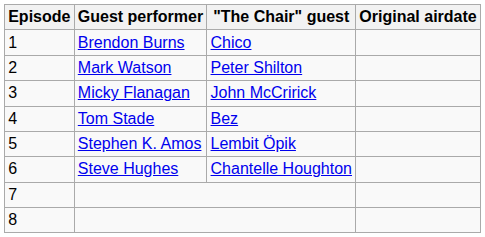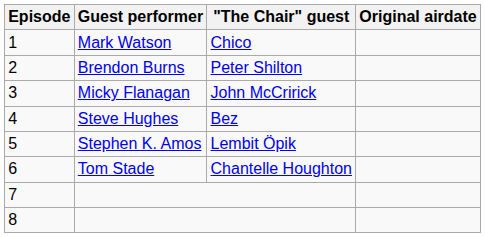(131, 42) Brendon Burns -> (125, 42) Mark Watson
(125, 67) Mark Watson -> (131, 67) Brendon Burns
(116, 118) Tom Stade -> (128, 118) Steve Hughes
(128, 169) Steve Hughes -> (116, 169) Tom Stade
